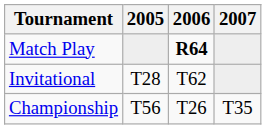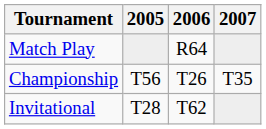(192, 49) bold -> (192, 49) normal
rows swapped: (64, 108) <-> (52, 78)
